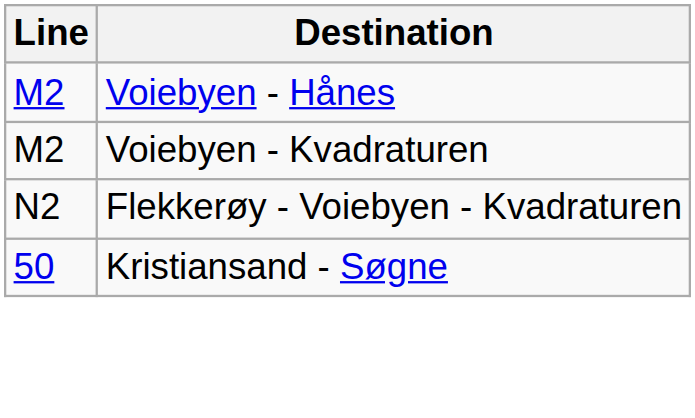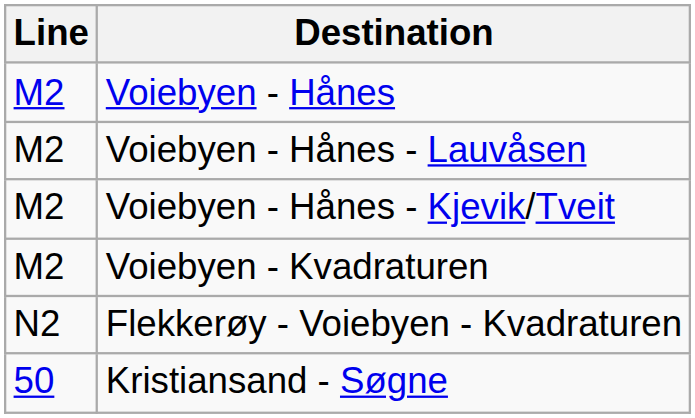+ row: (346, 149)
+ row: (360, 207)
